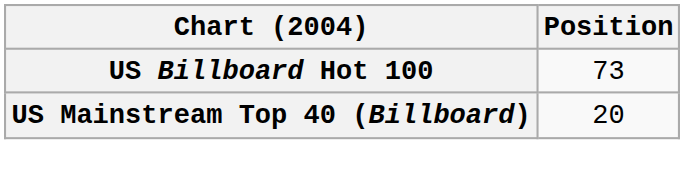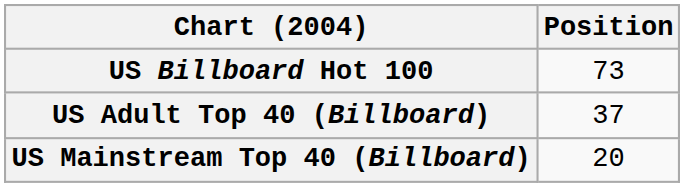+ row: (271, 115)
